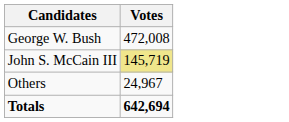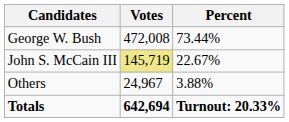+ column: (229, 15)
